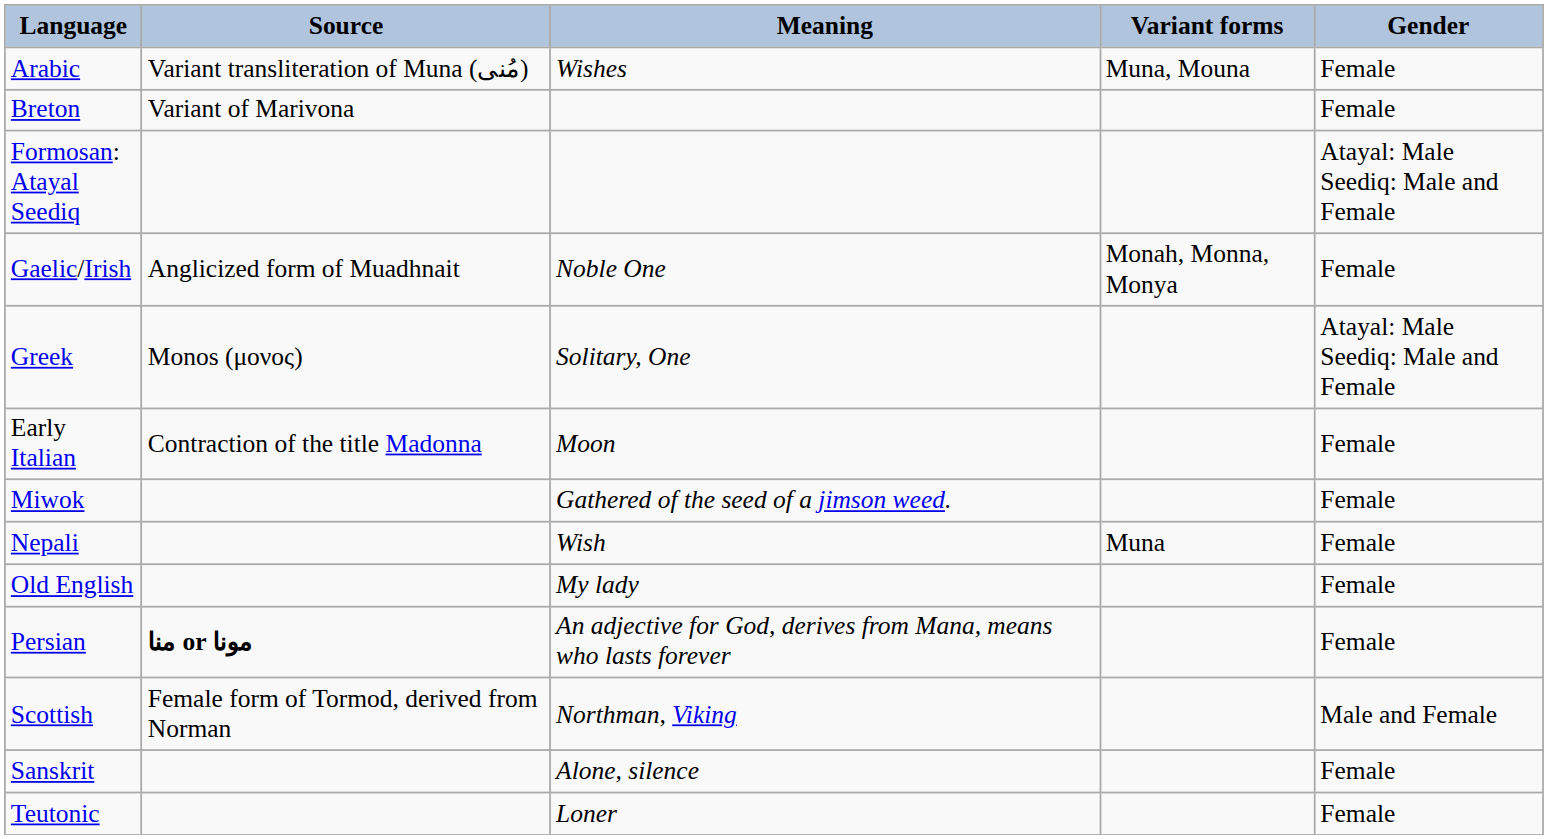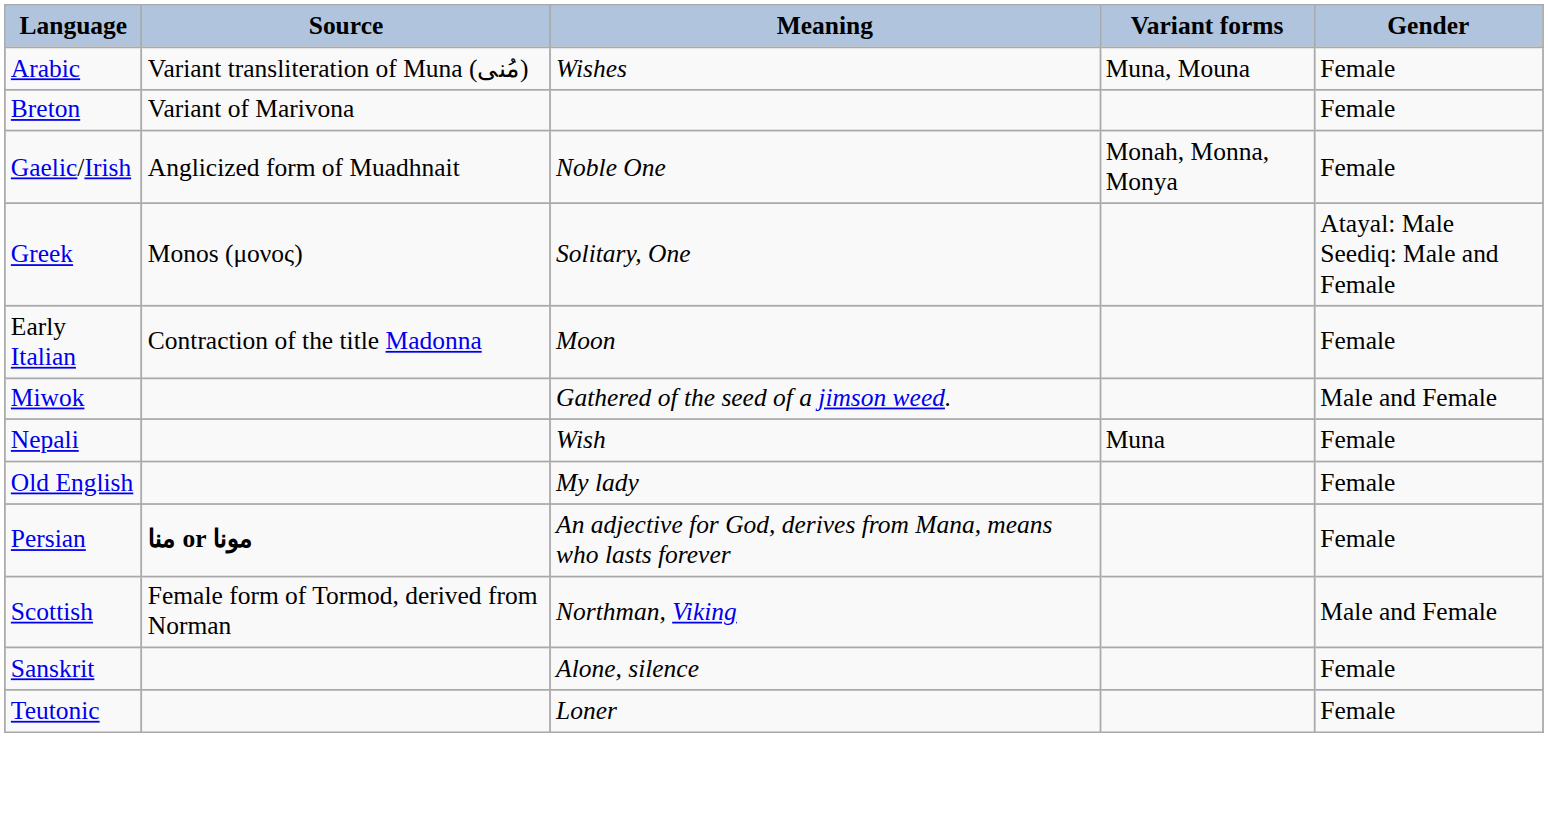- row: (65, 182)
(1358, 500) Female -> (1409, 398) Male and Female
